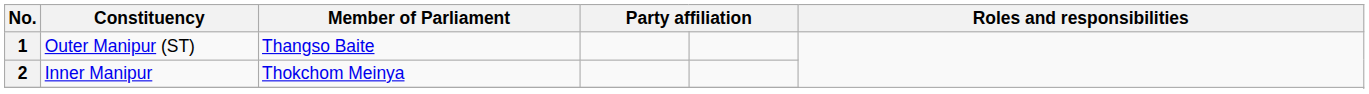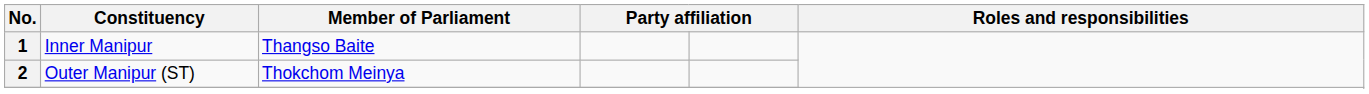(120, 45) Outer Manipur (ST) -> (99, 45) Inner Manipur
(99, 73) Inner Manipur -> (120, 73) Outer Manipur (ST)
